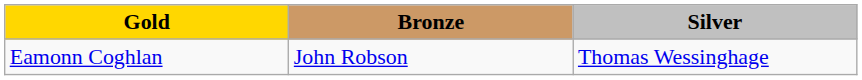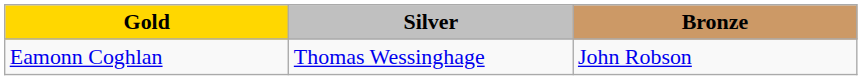columns swapped: (715, 21) <-> (431, 21)
